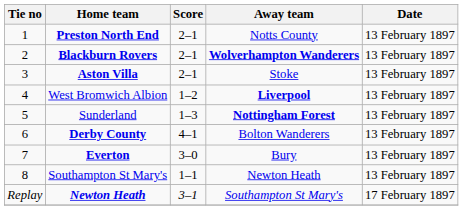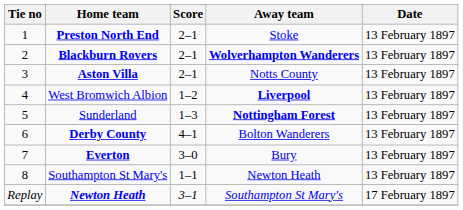(284, 34) Notts County -> (284, 34) Stoke
(284, 74) Stoke -> (284, 74) Notts County
